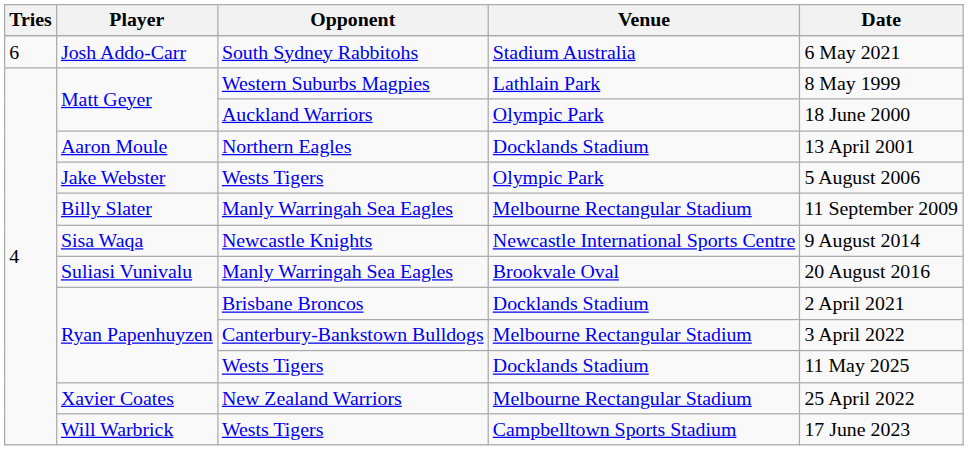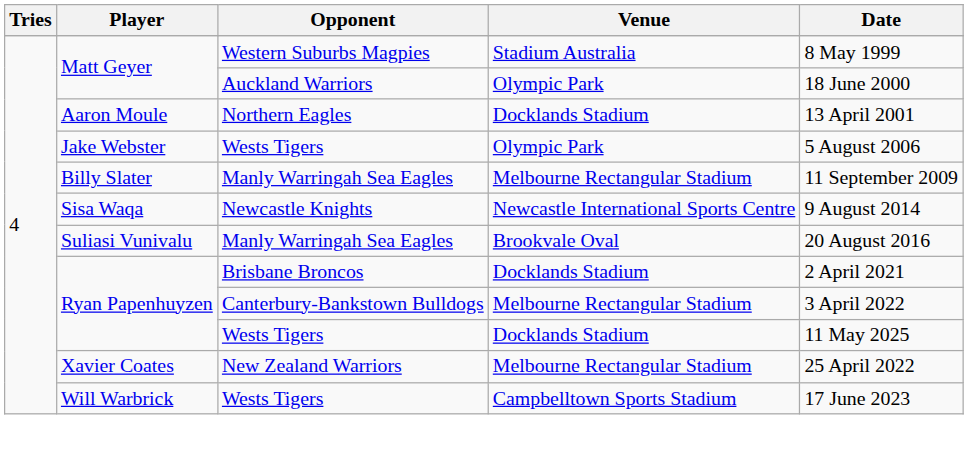- row: (123, 51)
(547, 83) Lathlain Park -> (564, 51) Stadium Australia
